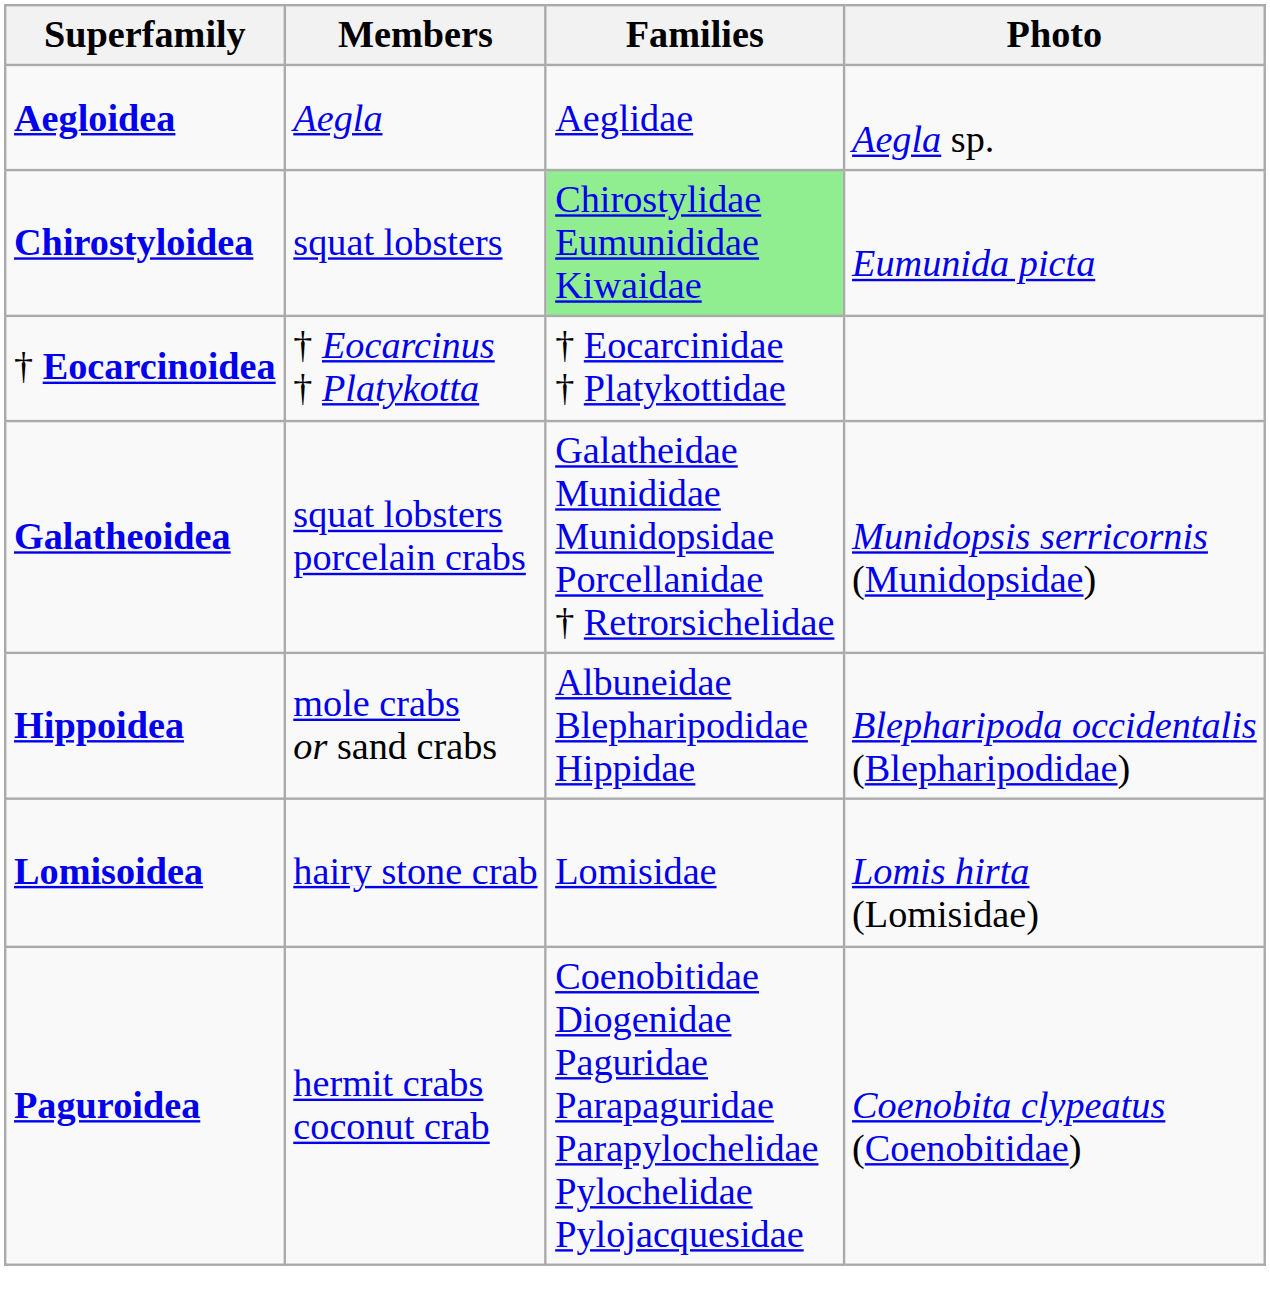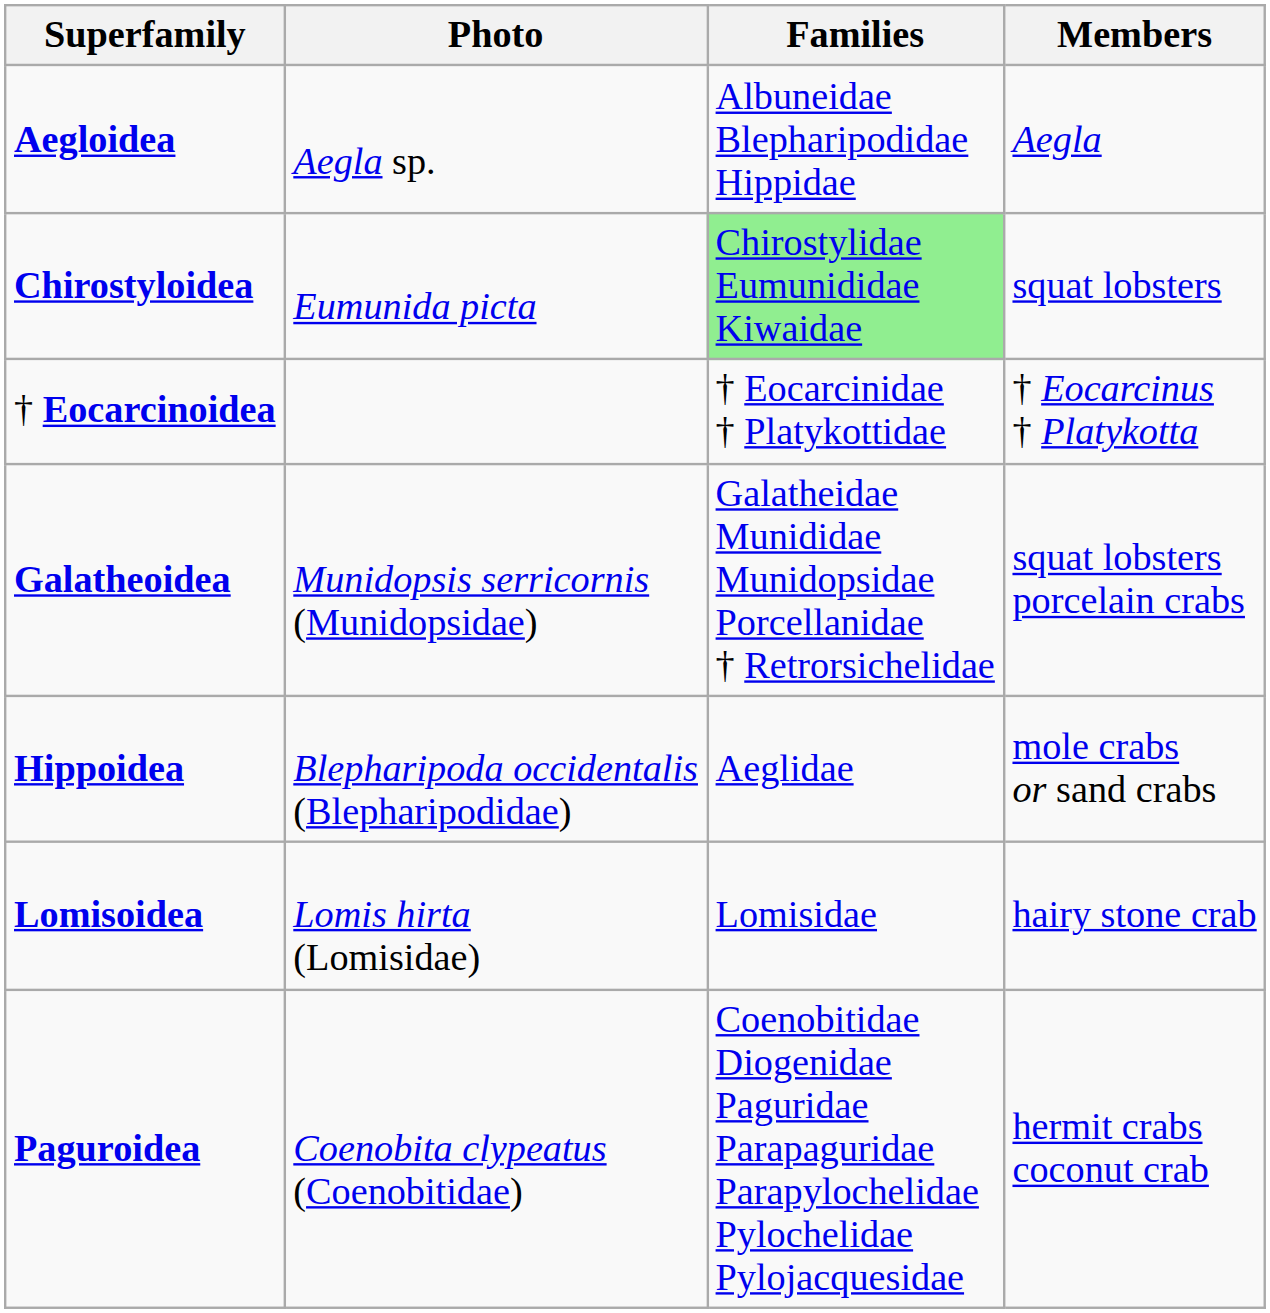columns swapped: (415, 34) <-> (1054, 34)
(624, 116) Aeglidae -> (842, 138) Albuneidae Blepharipodidae Hippidae
(682, 725) Albuneidae Blepharipodidae Hippidae -> (785, 768) Aeglidae
